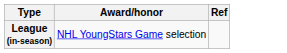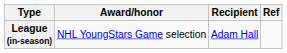+ column: (235, 12)
